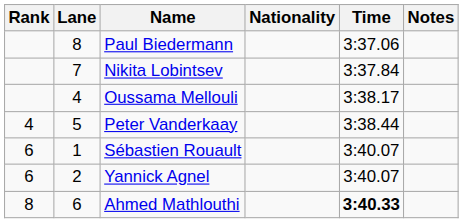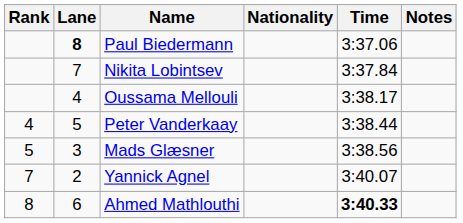(77, 44) normal -> (77, 44) bold
+ row: (159, 151)
- row: (173, 151)
(29, 177) 6 -> (29, 177) 7
